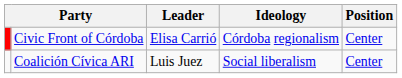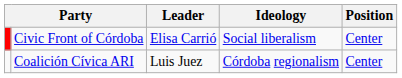(281, 38) Córdoba regionalism -> (269, 38) Social liberalism
(269, 61) Social liberalism -> (281, 61) Córdoba regionalism
